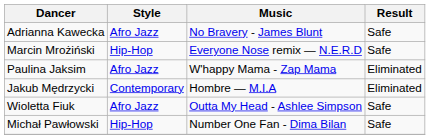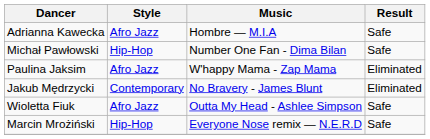(256, 32) No Bravery - James Blunt -> (233, 32) Hombre — M.I.A
rows swapped: (53, 124) <-> (51, 50)
(233, 87) Hombre — M.I.A -> (256, 87) No Bravery - James Blunt
